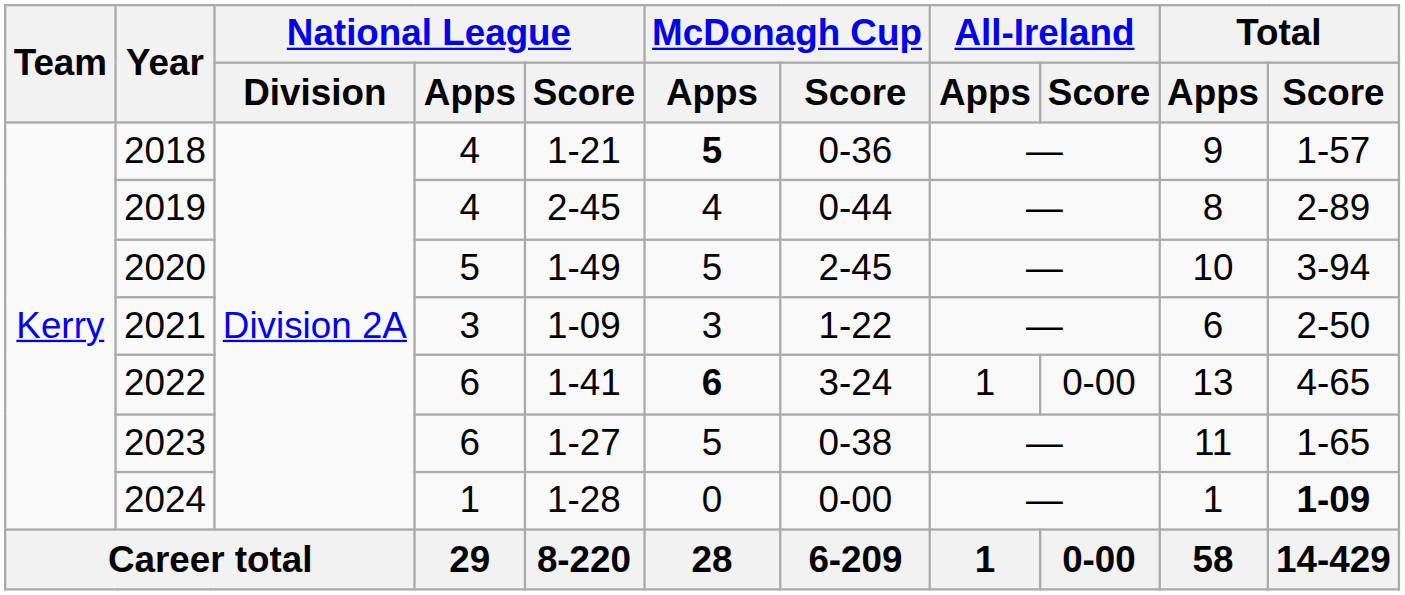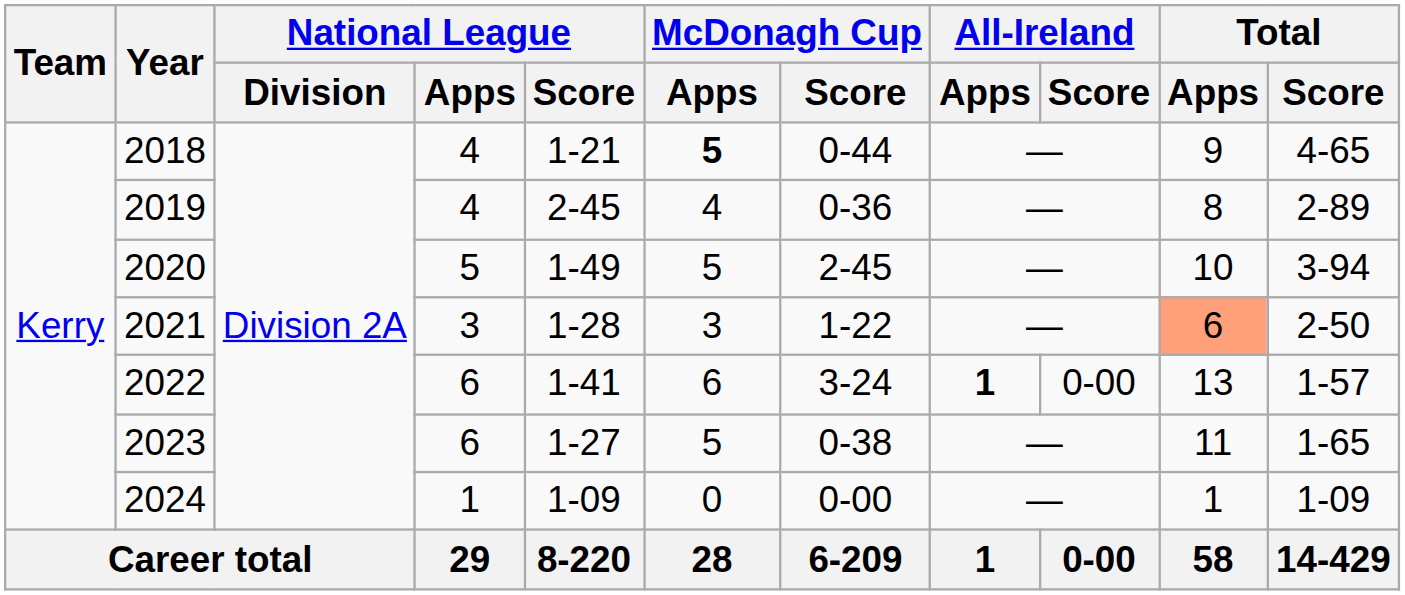(855, 150) 0-36 -> (855, 150) 0-44
(1333, 150) 1-57 -> (1333, 150) 4-65
(855, 208) 0-44 -> (855, 208) 0-36
(584, 325) 1-09 -> (584, 325) 1-28
(1213, 325) no background -> (1213, 325) lightsalmon background
(712, 383) bold -> (712, 383) normal
(985, 383) normal -> (985, 383) bold
(1333, 383) 4-65 -> (1333, 383) 1-57
(584, 500) 1-28 -> (584, 500) 1-09
(1333, 500) bold -> (1333, 500) normal
